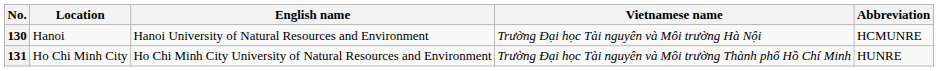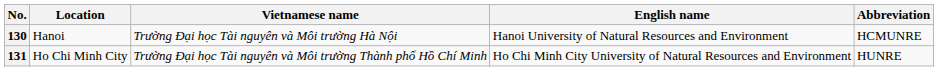columns swapped: (313, 14) <-> (674, 14)
